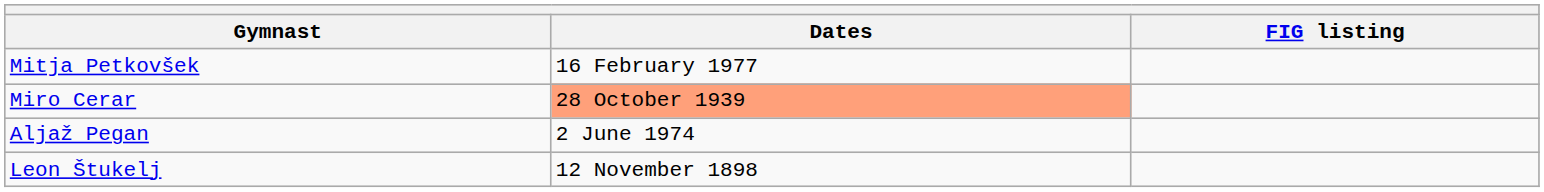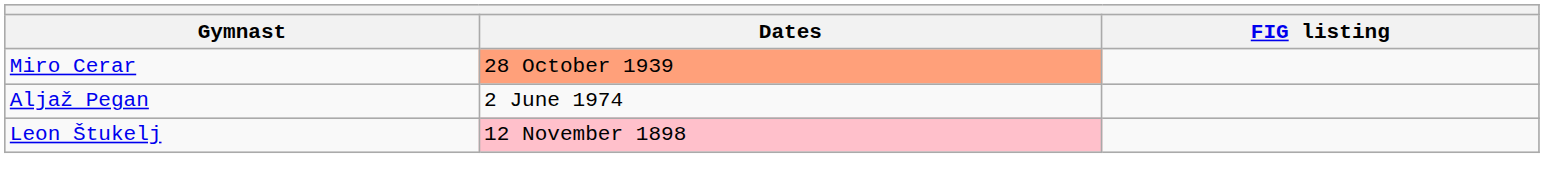- row: (105, 66)
(657, 169) no background -> (585, 135) pink background
